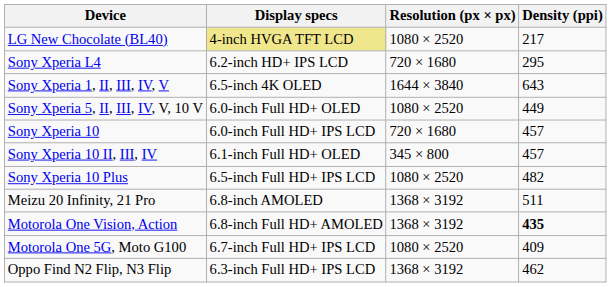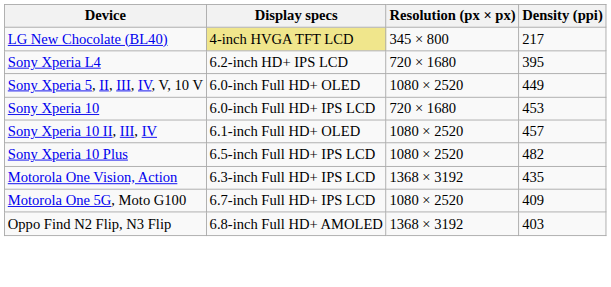(426, 39) 1080 × 2520 -> (419, 39) 345 × 800
(533, 62) 295 -> (533, 62) 395
- row: (88, 85)
(533, 131) 457 -> (533, 108) 453
(419, 154) 345 × 800 -> (426, 131) 1080 × 2520
- row: (82, 200)
(296, 223) 6.8-inch Full HD+ AMOLED -> (292, 177) 6.3-inch Full HD+ IPS LCD
(533, 223) bold -> (533, 177) normal
(292, 270) 6.3-inch Full HD+ IPS LCD -> (296, 223) 6.8-inch Full HD+ AMOLED
(533, 270) 462 -> (533, 223) 403
